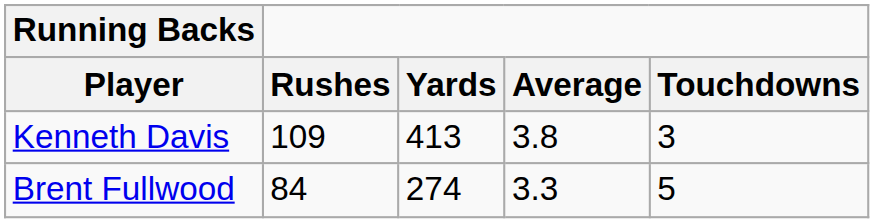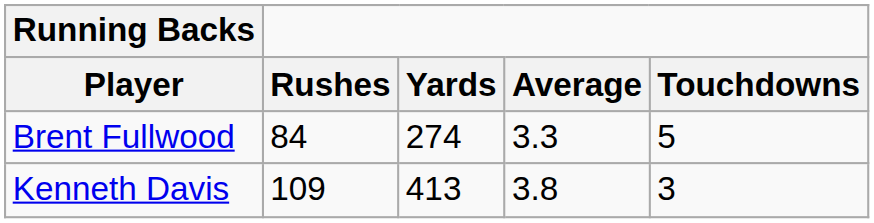rows swapped: (121, 136) <-> (124, 189)
